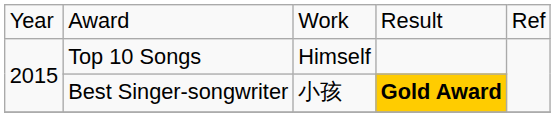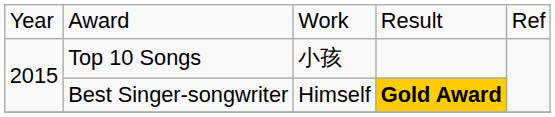(335, 56) Himself -> (320, 57) 小孩
(320, 92) 小孩 -> (335, 94) Himself
